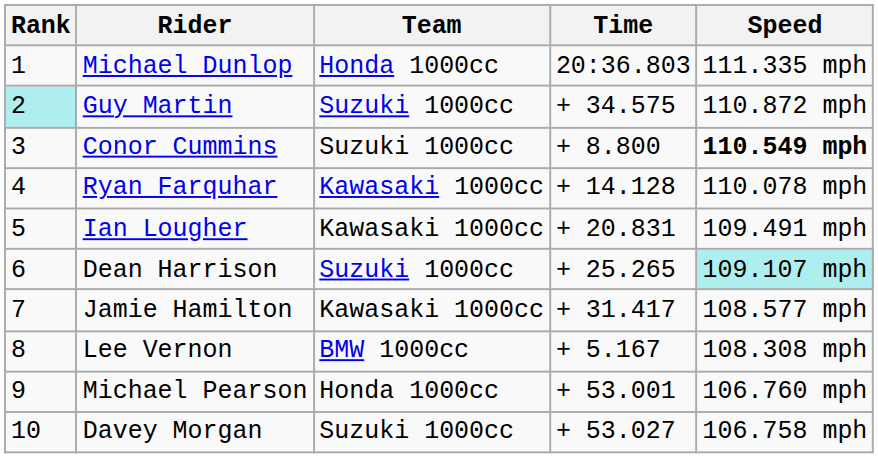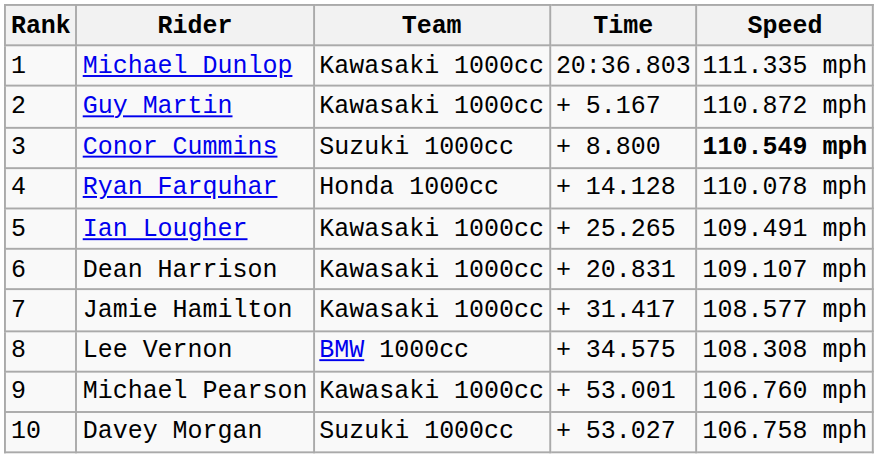(409, 66) Honda 1000cc -> (432, 66) Kawasaki 1000cc
(18, 107) paleturquoise background -> (18, 107) no background
(417, 107) Suzuki 1000cc -> (432, 107) Kawasaki 1000cc
(616, 107) + 34.575 -> (608, 107) + 5.167
(432, 188) Kawasaki 1000cc -> (409, 188) Honda 1000cc
(616, 229) + 20.831 -> (616, 229) + 25.265
(417, 269) Suzuki 1000cc -> (432, 269) Kawasaki 1000cc
(616, 269) + 25.265 -> (616, 269) + 20.831
(785, 269) paleturquoise background -> (785, 269) no background
(608, 351) + 5.167 -> (616, 351) + 34.575
(409, 391) Honda 1000cc -> (432, 391) Kawasaki 1000cc
